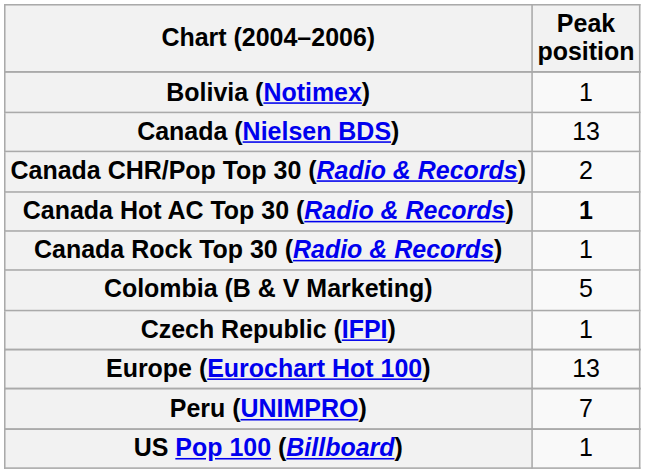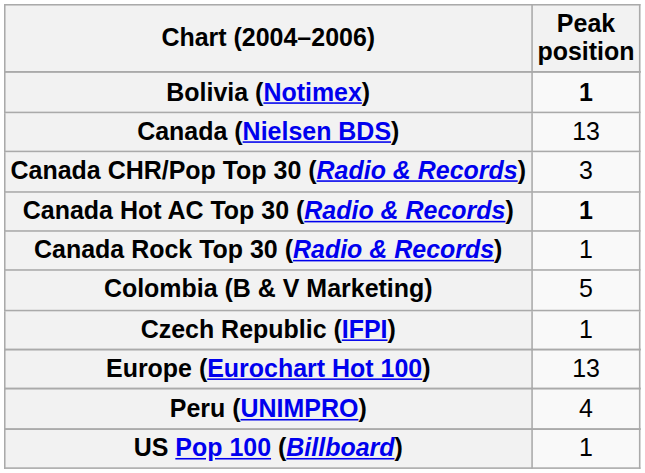(586, 91) normal -> (586, 91) bold
(586, 171) 2 -> (586, 171) 3
(586, 408) 7 -> (586, 408) 4
